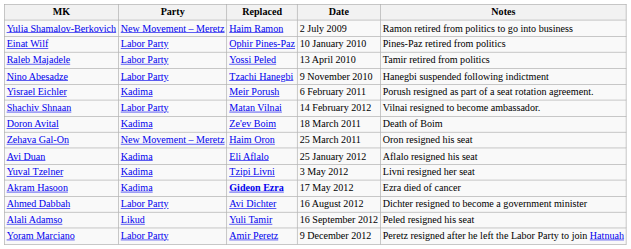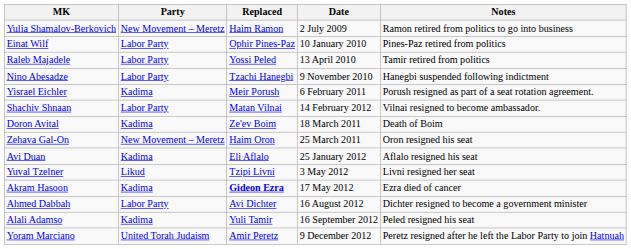(137, 172) Kadima -> (133, 172) Likud
(133, 220) Likud -> (137, 220) Kadima
(145, 236) Labor Party -> (165, 236) United Torah Judaism
